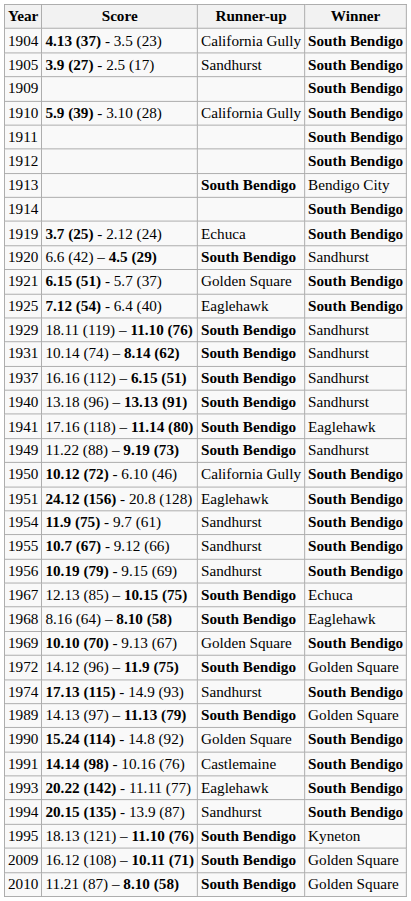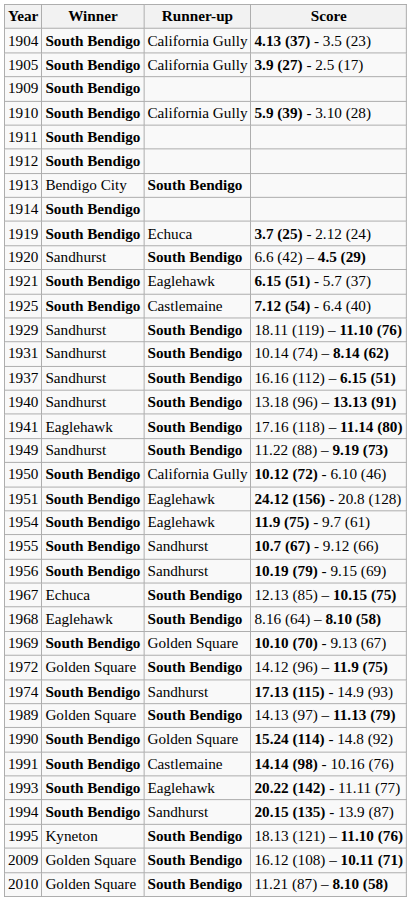columns swapped: (356, 16) <-> (120, 16)
(231, 64) Sandhurst -> (197, 64) California Gully
(246, 281) Golden Square -> (181, 281) Eaglehawk
(235, 305) Eaglehawk -> (185, 305) Castlemaine
(231, 522) Sandhurst -> (181, 522) Eaglehawk
